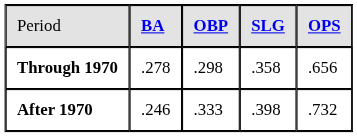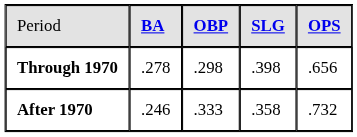(266, 68) .358 -> (266, 68) .398
(266, 110) .398 -> (266, 110) .358
